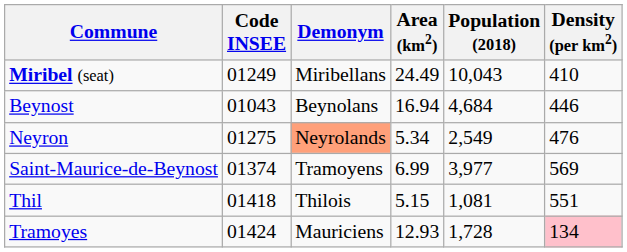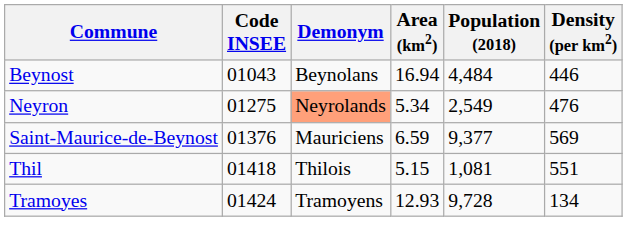- row: (62, 75)
(470, 106) 4,684 -> (470, 75) 4,484
(252, 168) 01374 -> (252, 137) 01376
(339, 168) Tramoyens -> (339, 137) Mauriciens
(412, 168) 6.99 -> (412, 137) 6.59
(470, 168) 3,977 -> (470, 137) 9,377
(339, 231) Mauriciens -> (339, 200) Tramoyens
(470, 231) 1,728 -> (470, 200) 9,728
(564, 231) pink background -> (564, 200) no background
